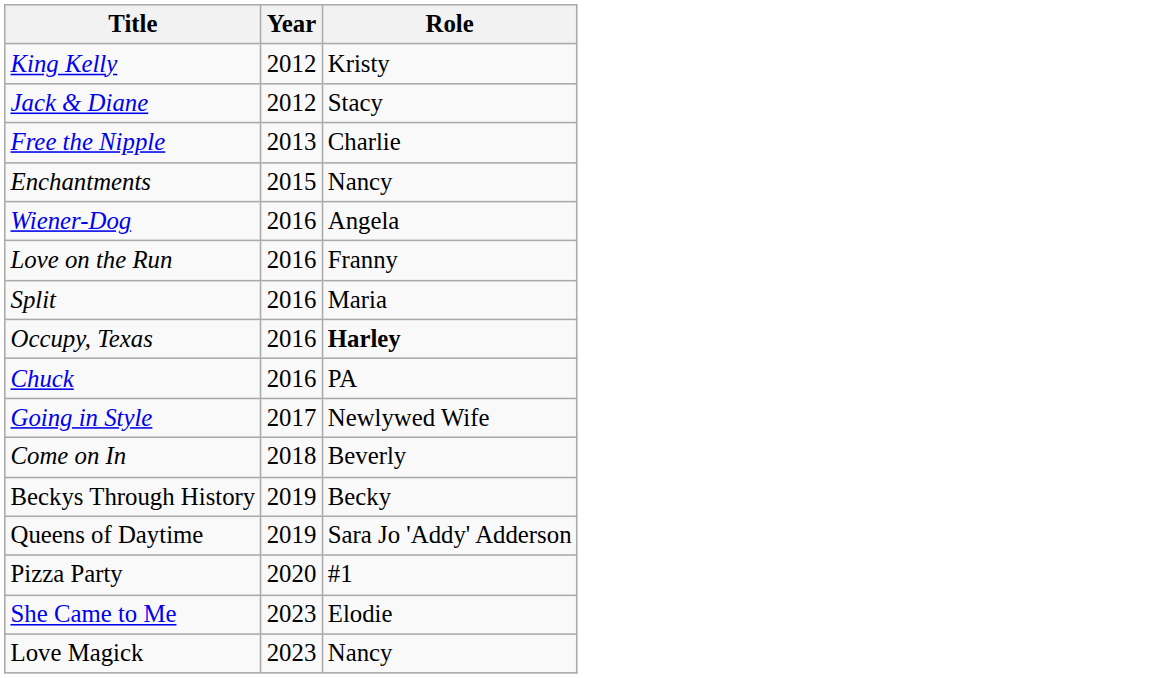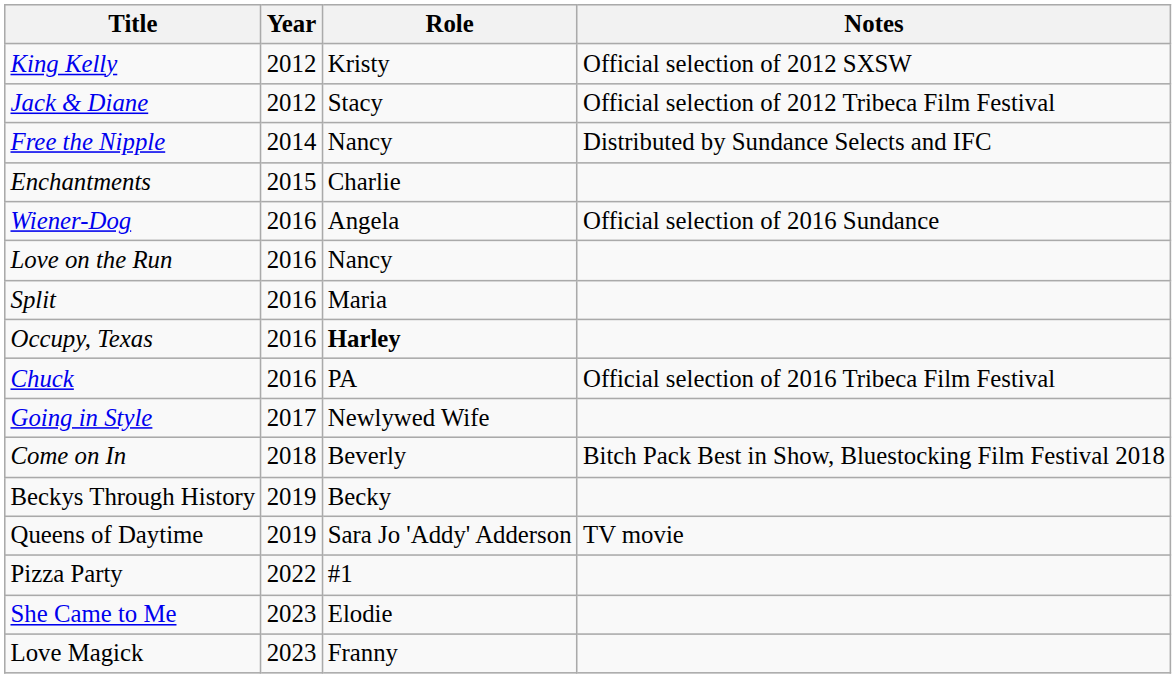+ column: (874, 24)
(292, 142) 2013 -> (292, 142) 2014
(364, 142) Charlie -> (360, 142) Nancy
(360, 181) Nancy -> (364, 181) Charlie
(363, 260) Franny -> (360, 260) Nancy
(292, 574) 2020 -> (292, 574) 2022
(360, 653) Nancy -> (363, 653) Franny
